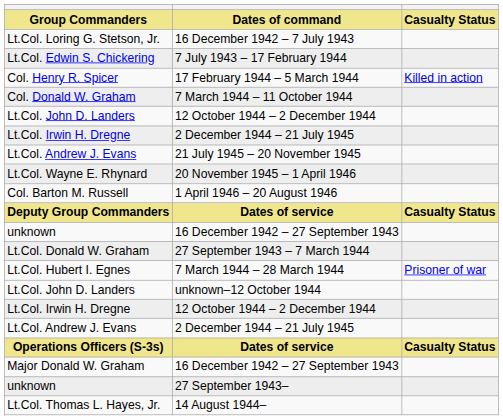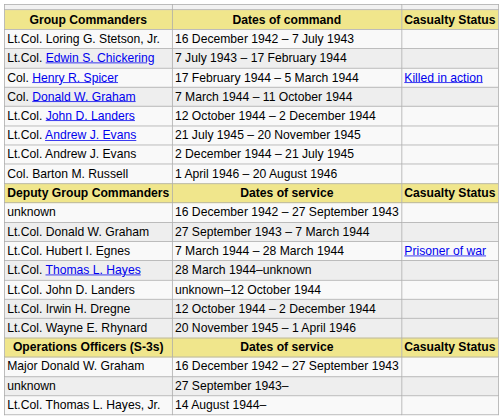- row: (69, 135)
rows swapped: (77, 174) <-> (72, 328)
+ row: (74, 270)
